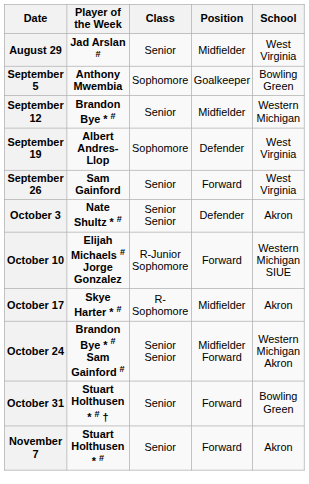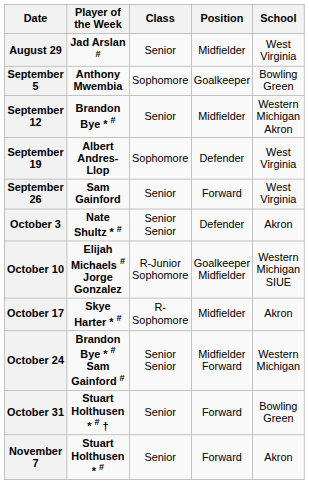(278, 112) Western Michigan -> (278, 116) Western Michigan Akron
(222, 260) Forward -> (222, 269) Goalkeeper Midfielder
(278, 351) Western Michigan Akron -> (278, 360) Western Michigan
